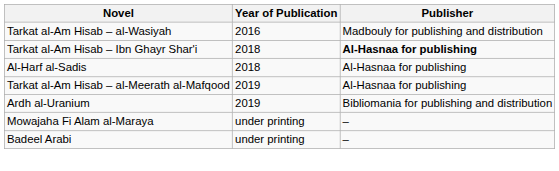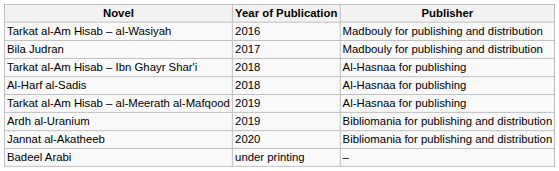+ row: (35, 49)
(410, 49) bold -> (404, 67) normal
+ row: (56, 139)
- row: (80, 121)
